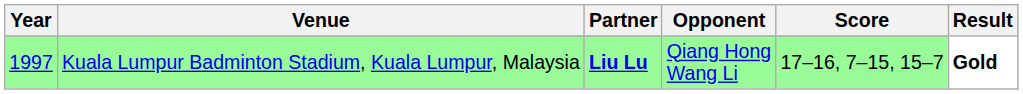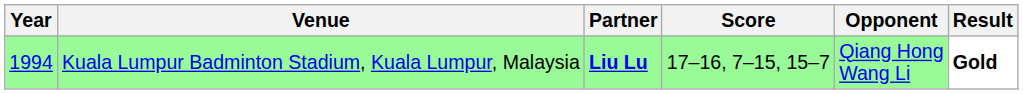columns swapped: (719, 21) <-> (862, 21)
(31, 62) 1997 -> (31, 62) 1994
